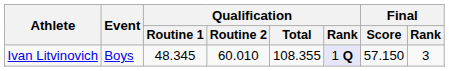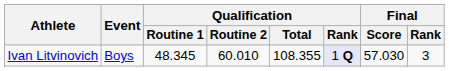(384, 56) 57.150 -> (384, 56) 57.030
